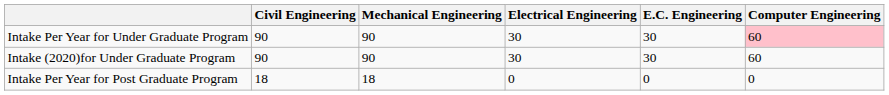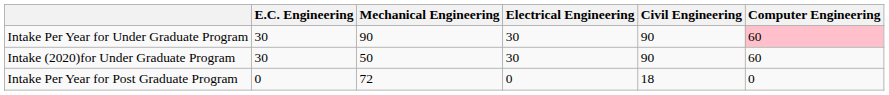columns swapped: (305, 15) <-> (692, 15)
(369, 57) 90 -> (366, 57) 50
(369, 79) 18 -> (366, 79) 72
